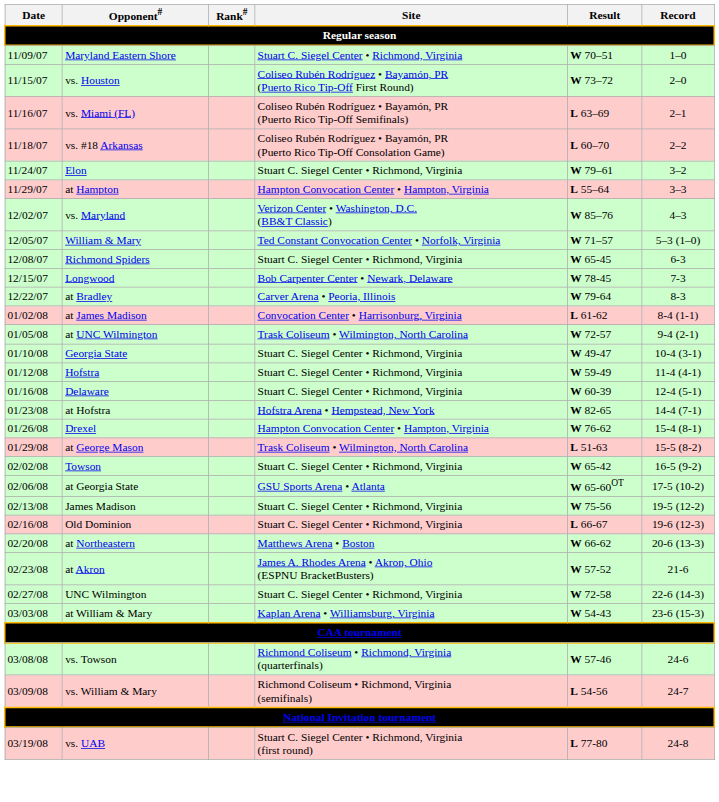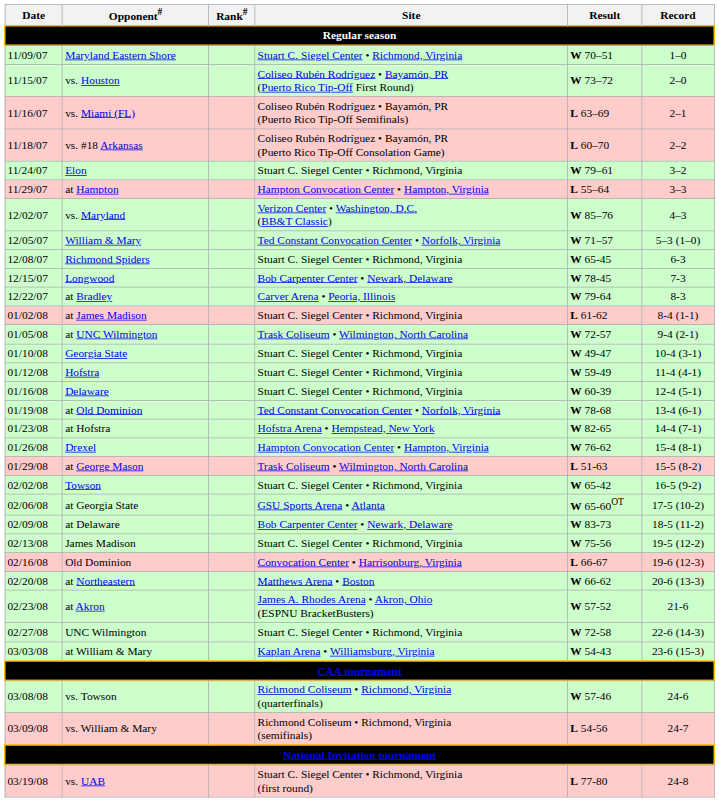(360, 315) Convocation Center • Harrisonburg, Virginia -> (360, 315) Stuart C. Siegel Center • Richmond, Virginia
+ row: (104, 409)
+ row: (92, 524)
(360, 524) Stuart C. Siegel Center • Richmond, Virginia -> (360, 562) Convocation Center • Harrisonburg, Virginia
